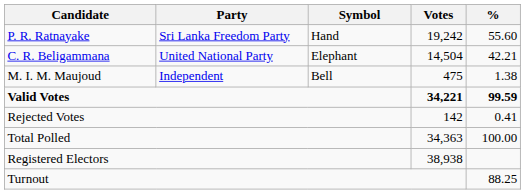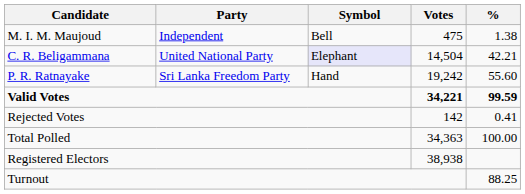rows swapped: (48, 35) <-> (54, 76)
(334, 55) no background -> (334, 55) lavender background
